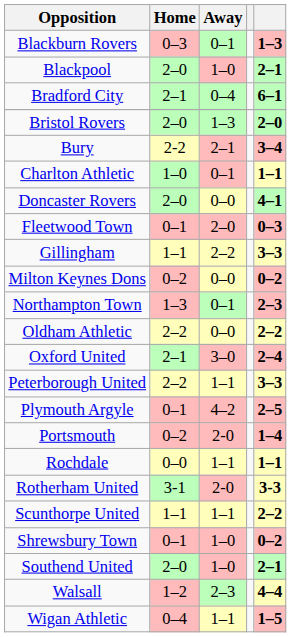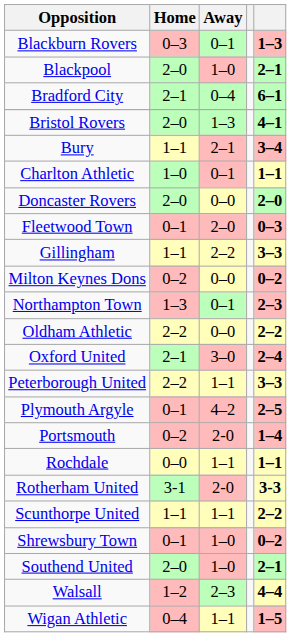(270, 122) 2–0 -> (270, 122) 4–1
(175, 148) 2-2 -> (175, 148) 1–1
(270, 200) 4–1 -> (270, 200) 2–0
